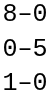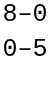- row: (25, 84)
